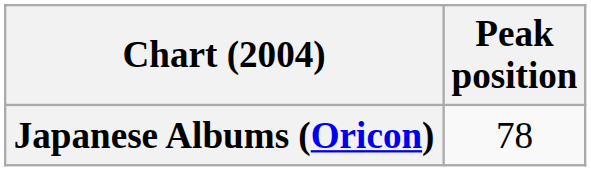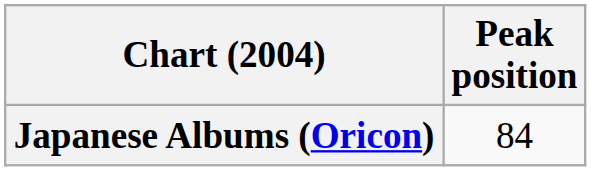(515, 134) 78 -> (515, 134) 84
